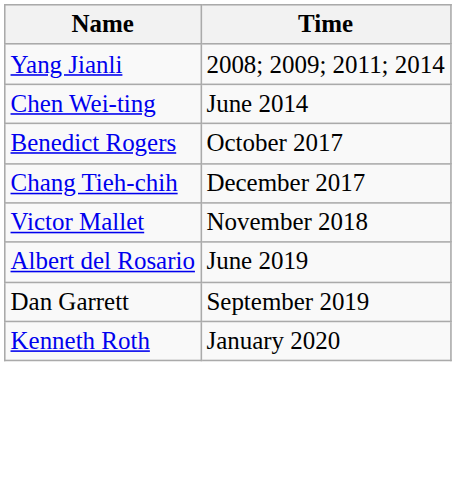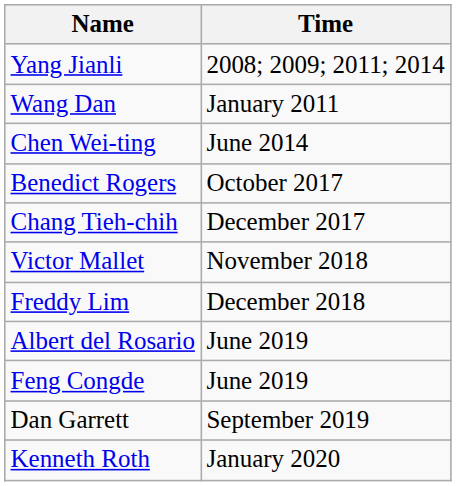+ row: (63, 103)
+ row: (70, 301)
+ row: (77, 380)
